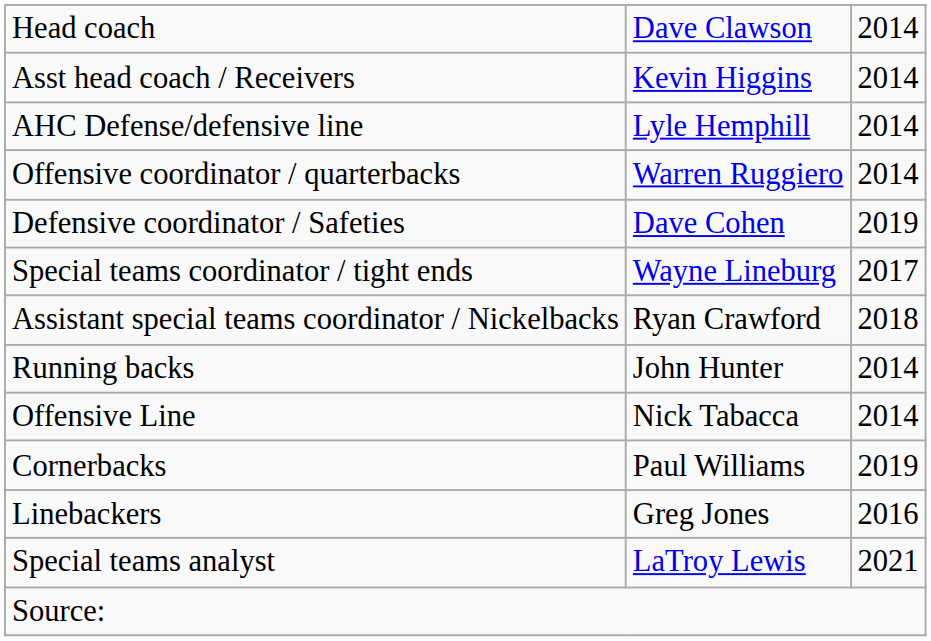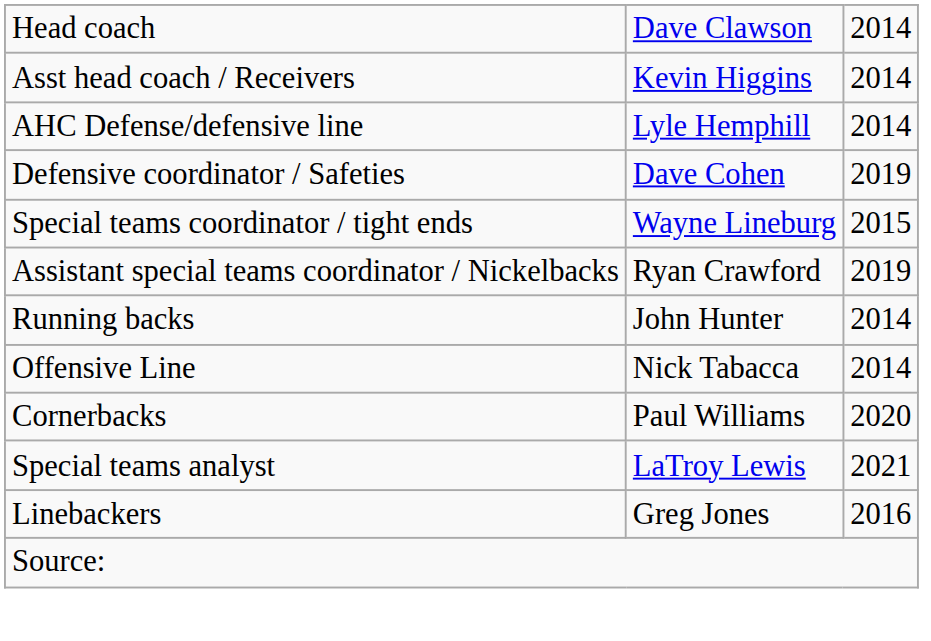- row: (236, 174)
(888, 271) 2017 -> (881, 222) 2015
(888, 319) 2018 -> (881, 271) 2019
(888, 464) 2019 -> (881, 416) 2020
rows swapped: (87, 513) <-> (144, 561)
